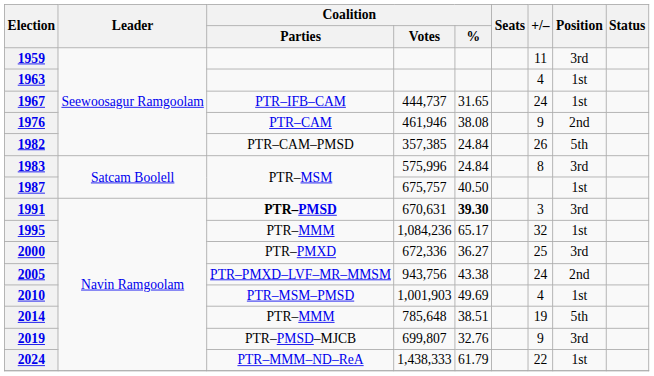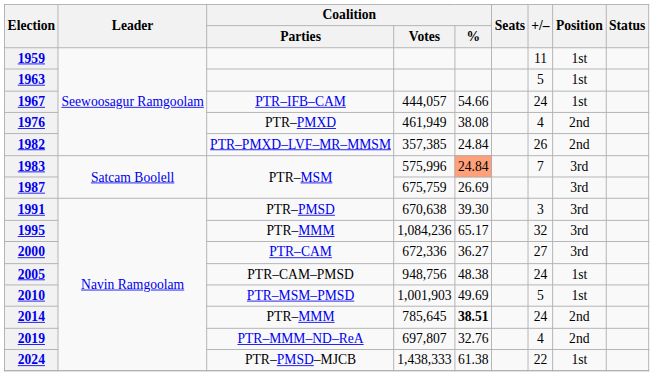(579, 58) 3rd -> (579, 58) 1st
(540, 79) 4 -> (540, 79) 5
(424, 101) 444,737 -> (424, 101) 444,057
(473, 101) 31.65 -> (473, 101) 54.66
(301, 123) PTR–CAM -> (301, 123) PTR–PMXD
(424, 123) 461,946 -> (424, 123) 461,949
(540, 123) 9 -> (540, 123) 4
(301, 144) PTR–CAM–PMSD -> (301, 144) PTR–PMXD–LVF–MR–MMSM
(579, 144) 5th -> (579, 144) 2nd
(473, 166) no background -> (473, 166) lightsalmon background
(540, 166) 8 -> (540, 166) 7
(424, 187) 675,757 -> (424, 187) 675,759
(473, 187) 40.50 -> (473, 187) 26.69
(579, 187) 1st -> (579, 187) 3rd
(301, 209) bold -> (301, 209) normal
(424, 209) 670,631 -> (424, 209) 670,638
(473, 209) bold -> (473, 209) normal
(579, 230) 1st -> (579, 230) 3rd
(301, 252) PTR–PMXD -> (301, 252) PTR–CAM
(540, 252) 25 -> (540, 252) 27
(301, 274) PTR–PMXD–LVF–MR–MMSM -> (301, 274) PTR–CAM–PMSD
(424, 274) 943,756 -> (424, 274) 948,756
(473, 274) 43.38 -> (473, 274) 48.38
(579, 274) 2nd -> (579, 274) 1st
(540, 295) 4 -> (540, 295) 5
(424, 317) 785,648 -> (424, 317) 785,645
(473, 317) normal -> (473, 317) bold
(540, 317) 19 -> (540, 317) 24
(579, 317) 5th -> (579, 317) 2nd
(301, 338) PTR–PMSD–MJCB -> (301, 338) PTR–MMM–ND–ReA
(424, 338) 699,807 -> (424, 338) 697,807
(540, 338) 9 -> (540, 338) 4
(579, 338) 3rd -> (579, 338) 2nd
(301, 360) PTR–MMM–ND–ReA -> (301, 360) PTR–PMSD–MJCB
(473, 360) 61.79 -> (473, 360) 61.38
